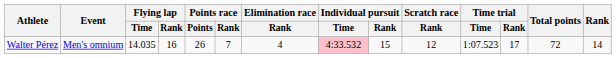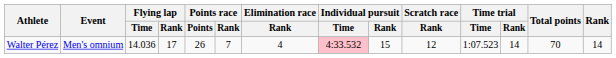(142, 45) 14.035 -> (142, 45) 14.036
(171, 45) 16 -> (171, 45) 17
(514, 45) 17 -> (514, 45) 14
(555, 45) 72 -> (555, 45) 70
